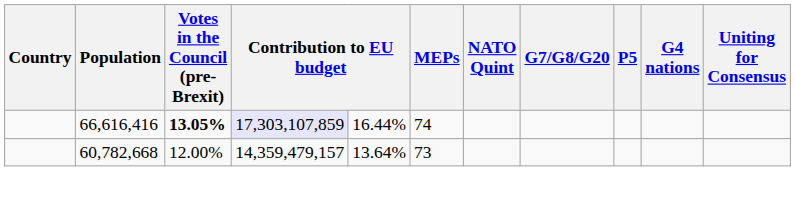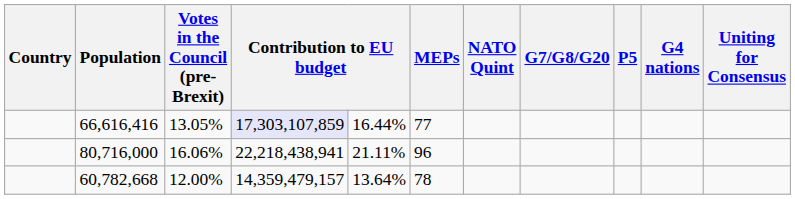(197, 124) bold -> (196, 124) normal
(423, 124) 74 -> (423, 124) 77
+ row: (119, 152)
(423, 152) 73 -> (423, 179) 78
